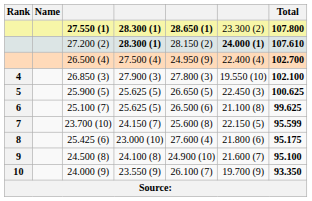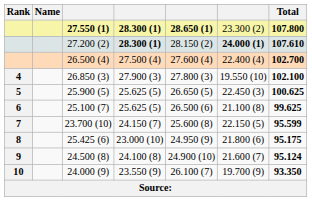(192, 60) 24.950 (9) -> (192, 60) 27.600 (4)
(192, 140) 27.600 (4) -> (192, 140) 24.950 (9)
(288, 156) 95.100 -> (288, 156) 95.124
